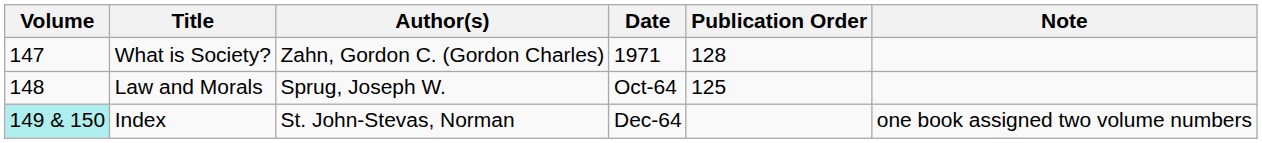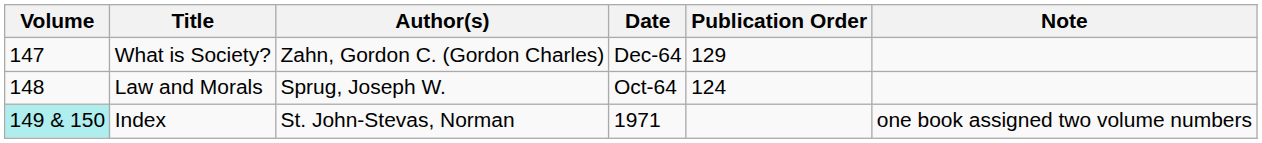(637, 54) 1971 -> (648, 54) Dec-64
(709, 54) 128 -> (709, 54) 129
(709, 87) 125 -> (709, 87) 124
(648, 120) Dec-64 -> (637, 120) 1971
